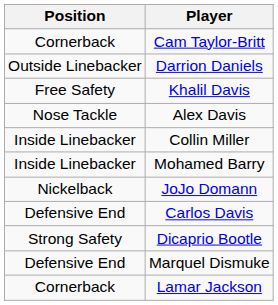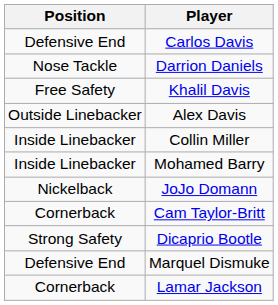rows swapped: (209, 213) <-> (209, 41)
(75, 66) Outside Linebacker -> (75, 66) Nose Tackle
(75, 115) Nose Tackle -> (75, 115) Outside Linebacker
